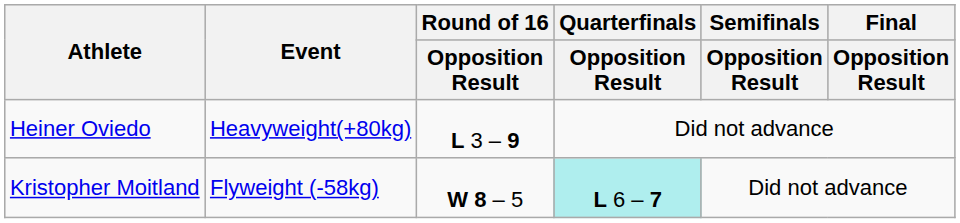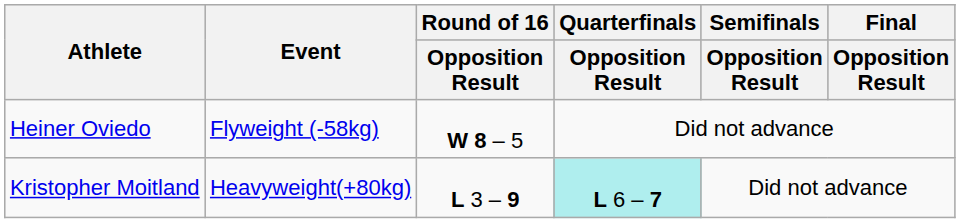(311, 129) Heavyweight(+80kg) -> (294, 129) Flyweight (-58kg)
(485, 141) L 3 – 9 -> (485, 141) W 8 – 5
(294, 188) Flyweight (-58kg) -> (311, 188) Heavyweight(+80kg)
(485, 200) W 8 – 5 -> (485, 200) L 3 – 9
